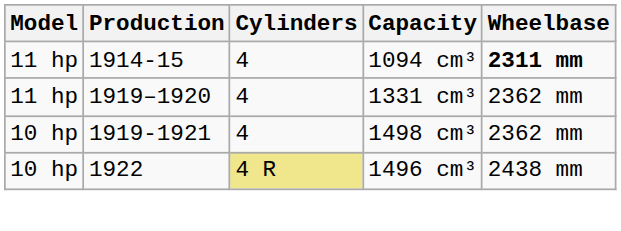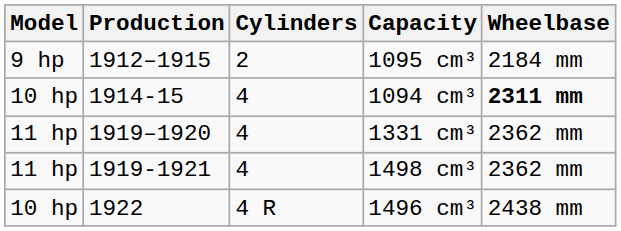+ row: (423, 60)
(44, 60) 11 hp -> (44, 97) 10 hp
(44, 134) 10 hp -> (44, 171) 11 hp
(256, 171) khaki background -> (256, 208) no background
